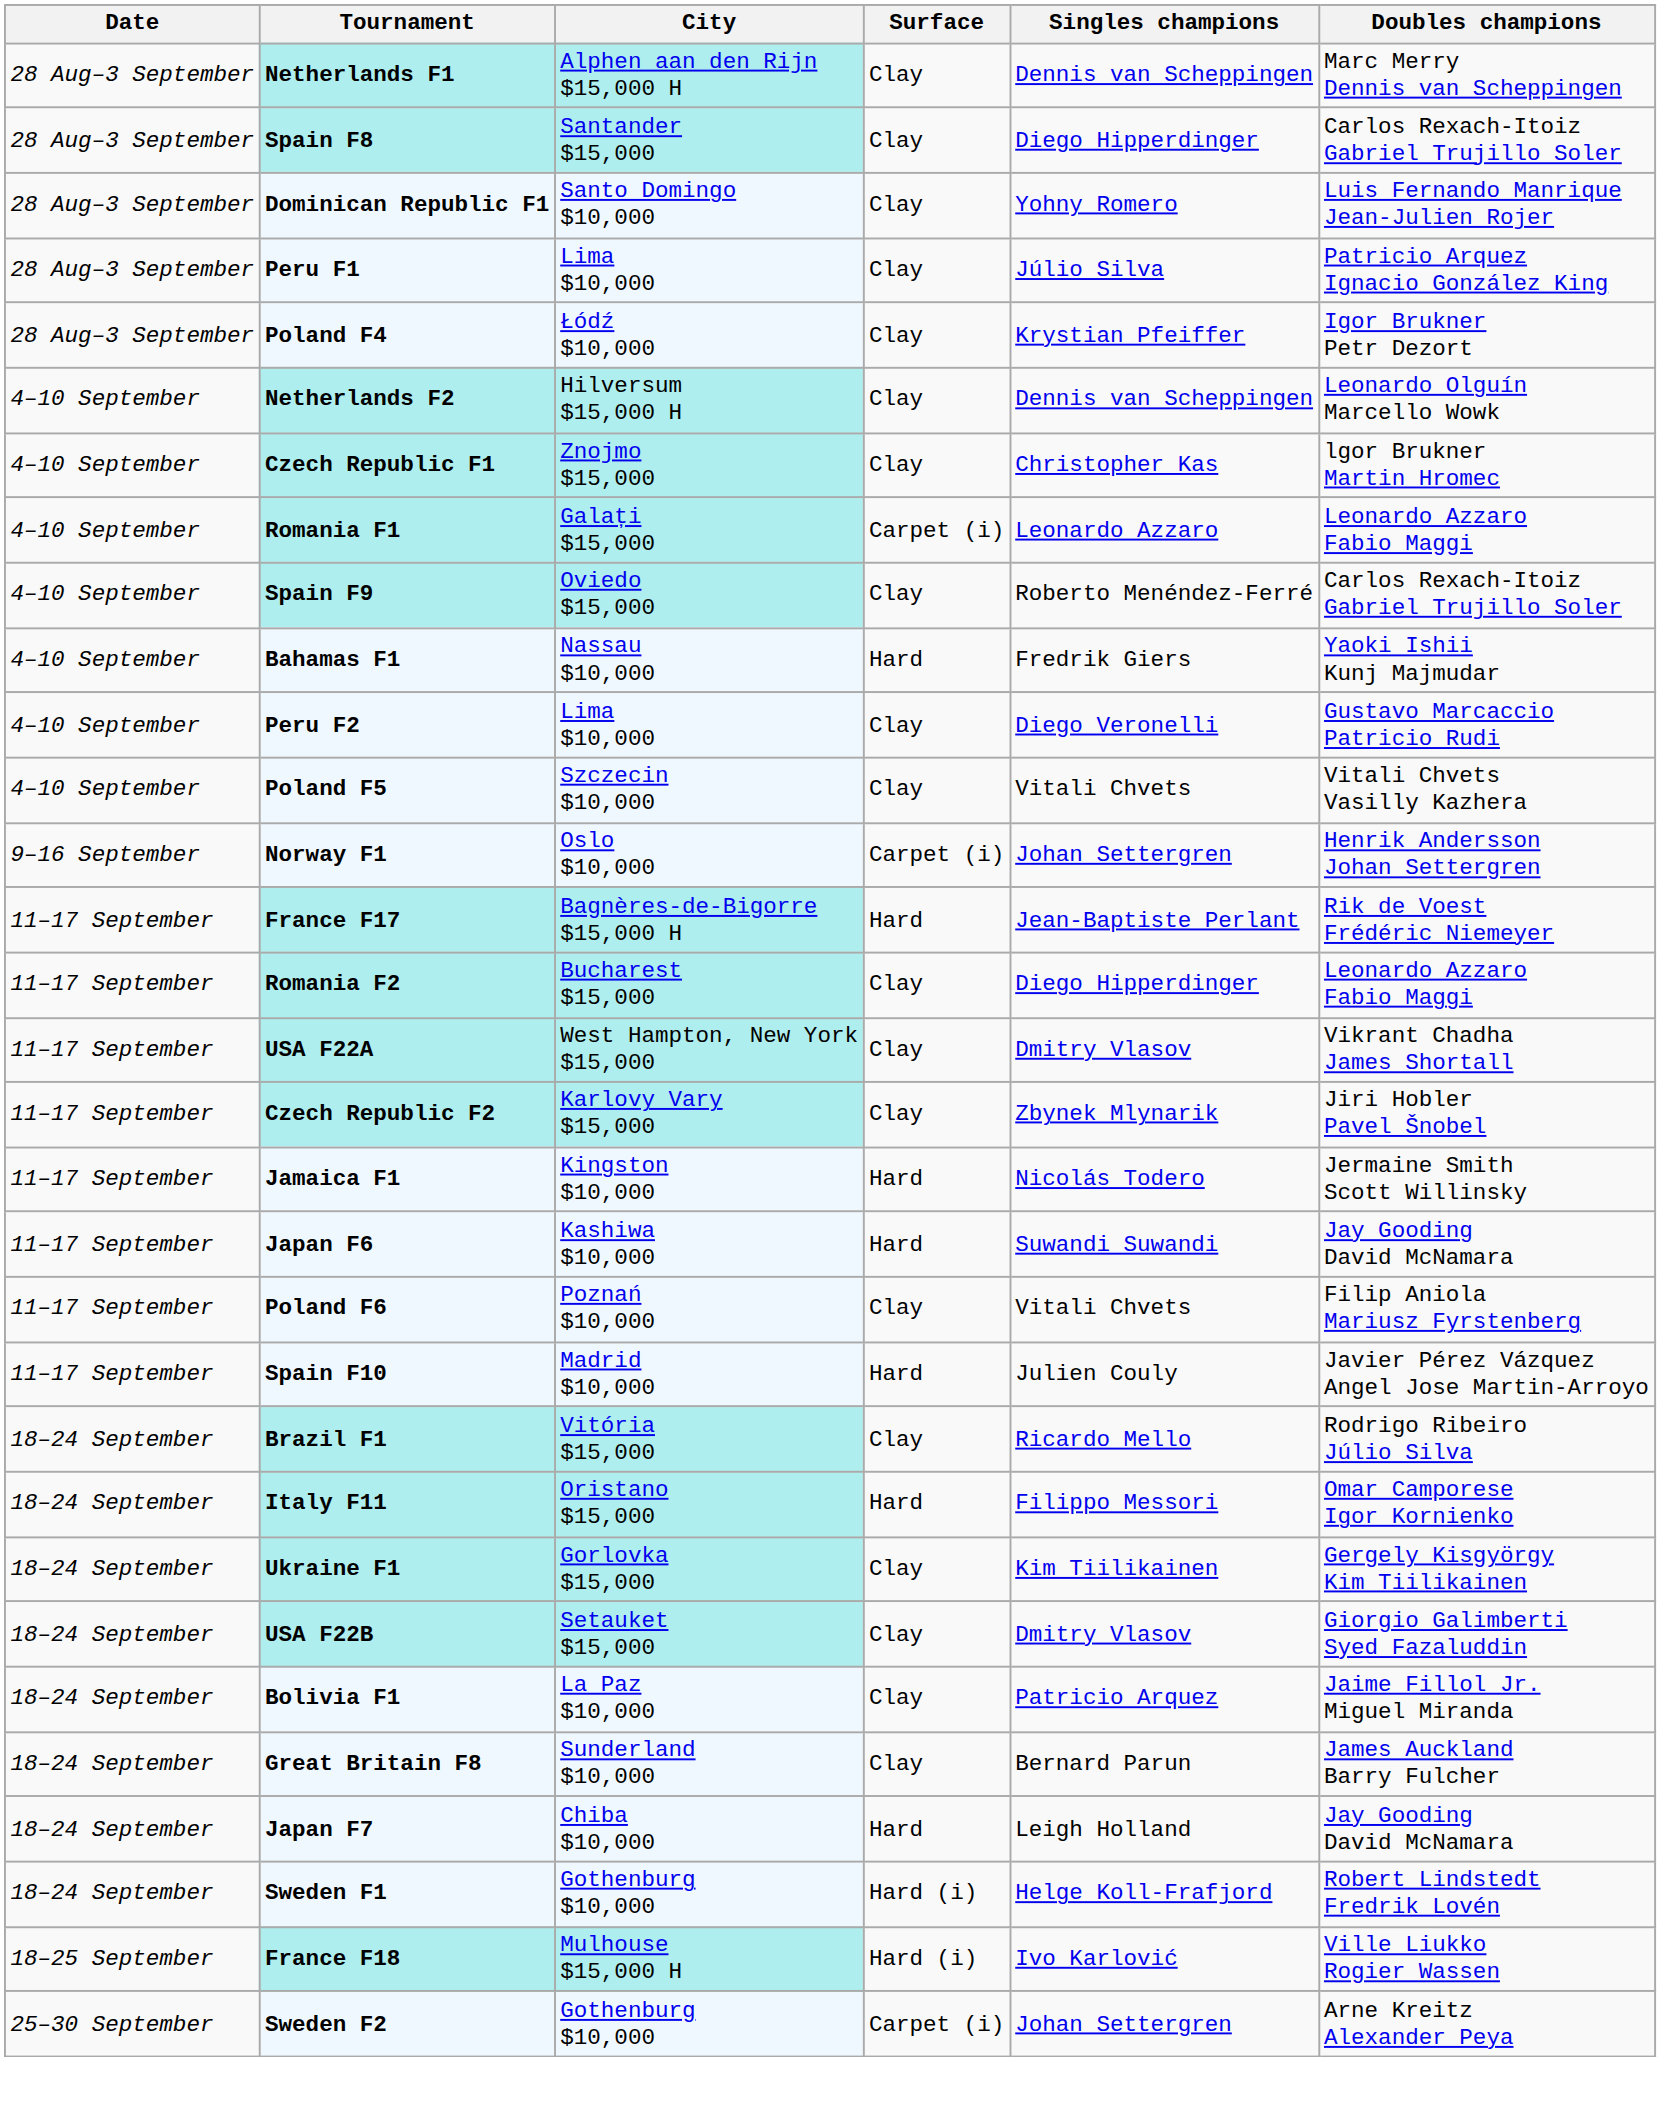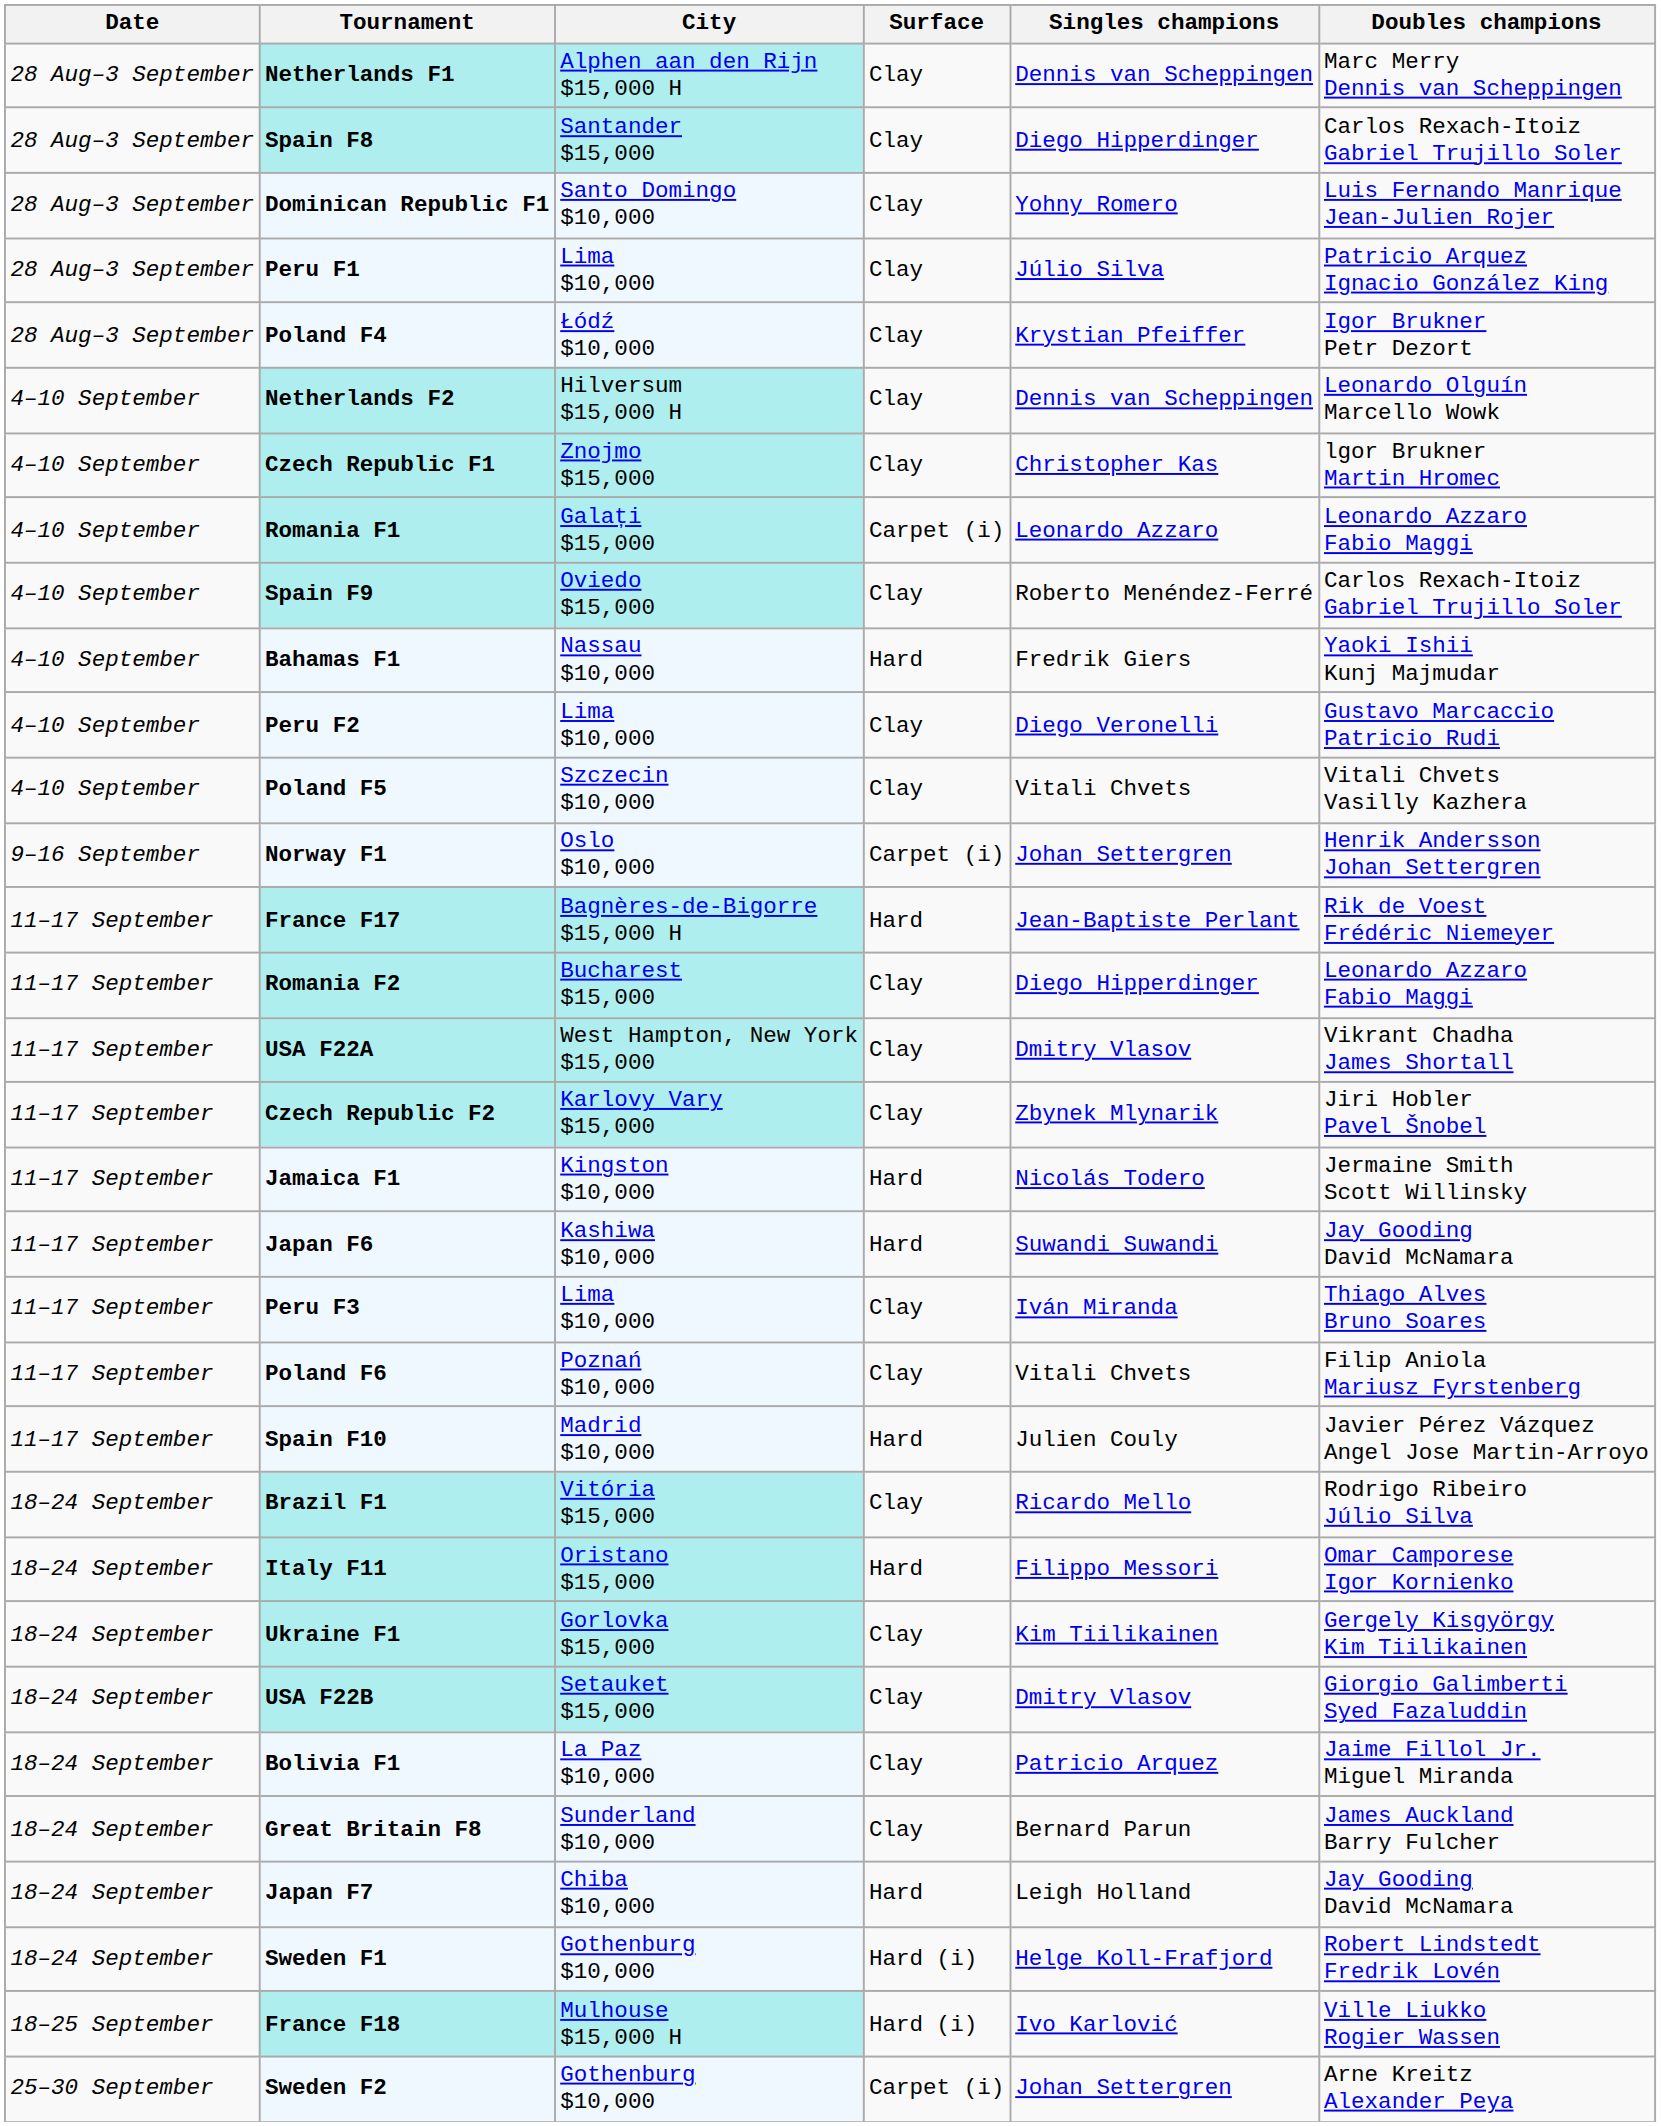+ row: (312, 1309)
